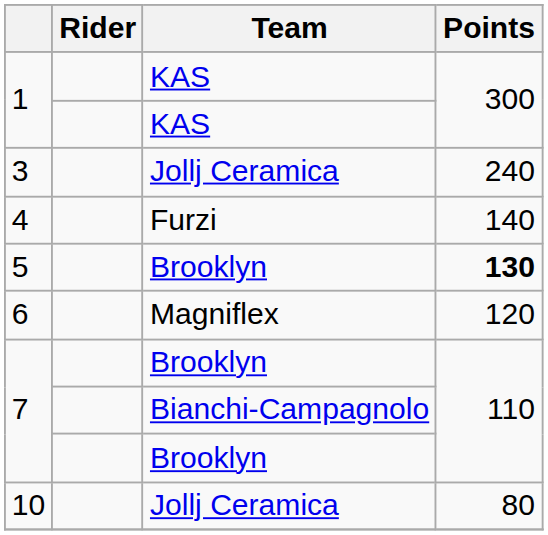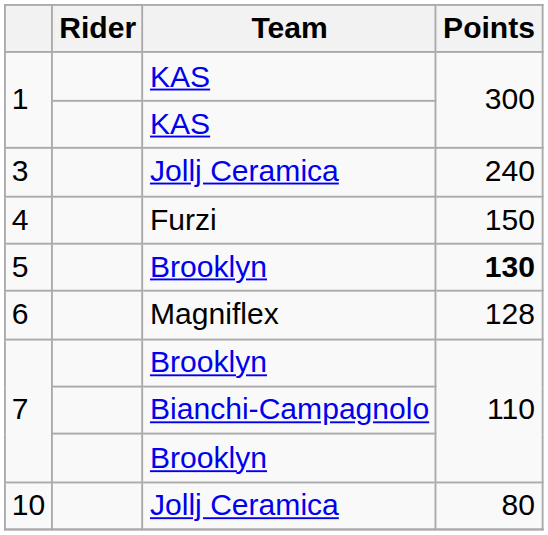(510, 219) 140 -> (510, 219) 150
(510, 314) 120 -> (510, 314) 128
